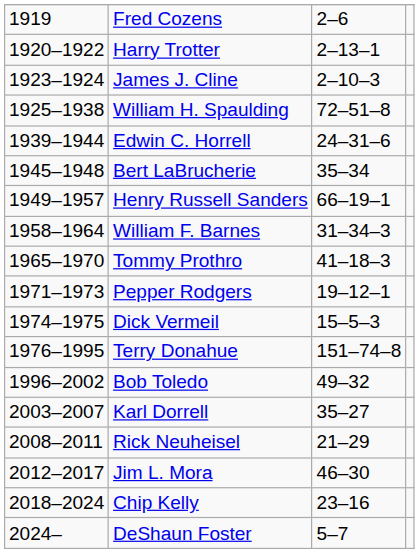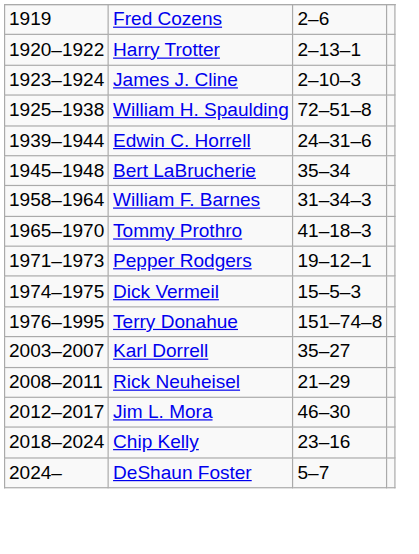- row: (210, 200)
- row: (161, 381)
